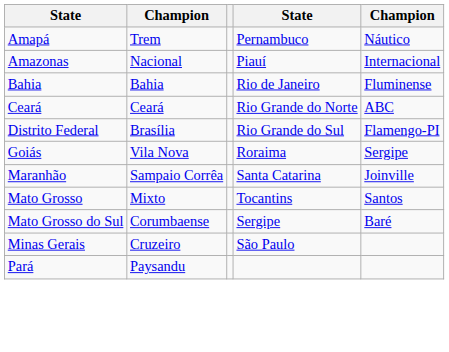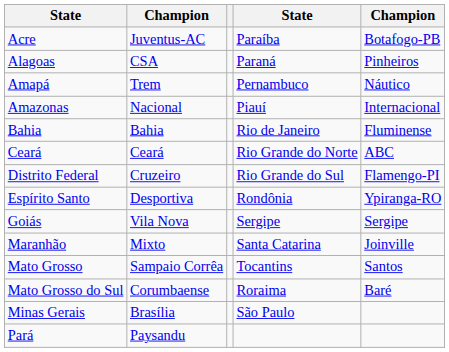+ row: (22, 38)
+ row: (31, 61)
(152, 130) Brasília -> (155, 175) Cruzeiro
+ row: (49, 198)
(261, 152) Roraima -> (258, 221) Sergipe
(177, 175) Sampaio Corrêa -> (148, 244) Mixto
(148, 198) Mixto -> (177, 267) Sampaio Corrêa
(258, 221) Sergipe -> (261, 289) Roraima
(155, 244) Cruzeiro -> (152, 312) Brasília
